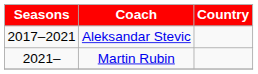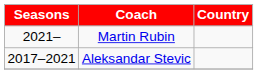rows swapped: (136, 36) <-> (136, 58)
